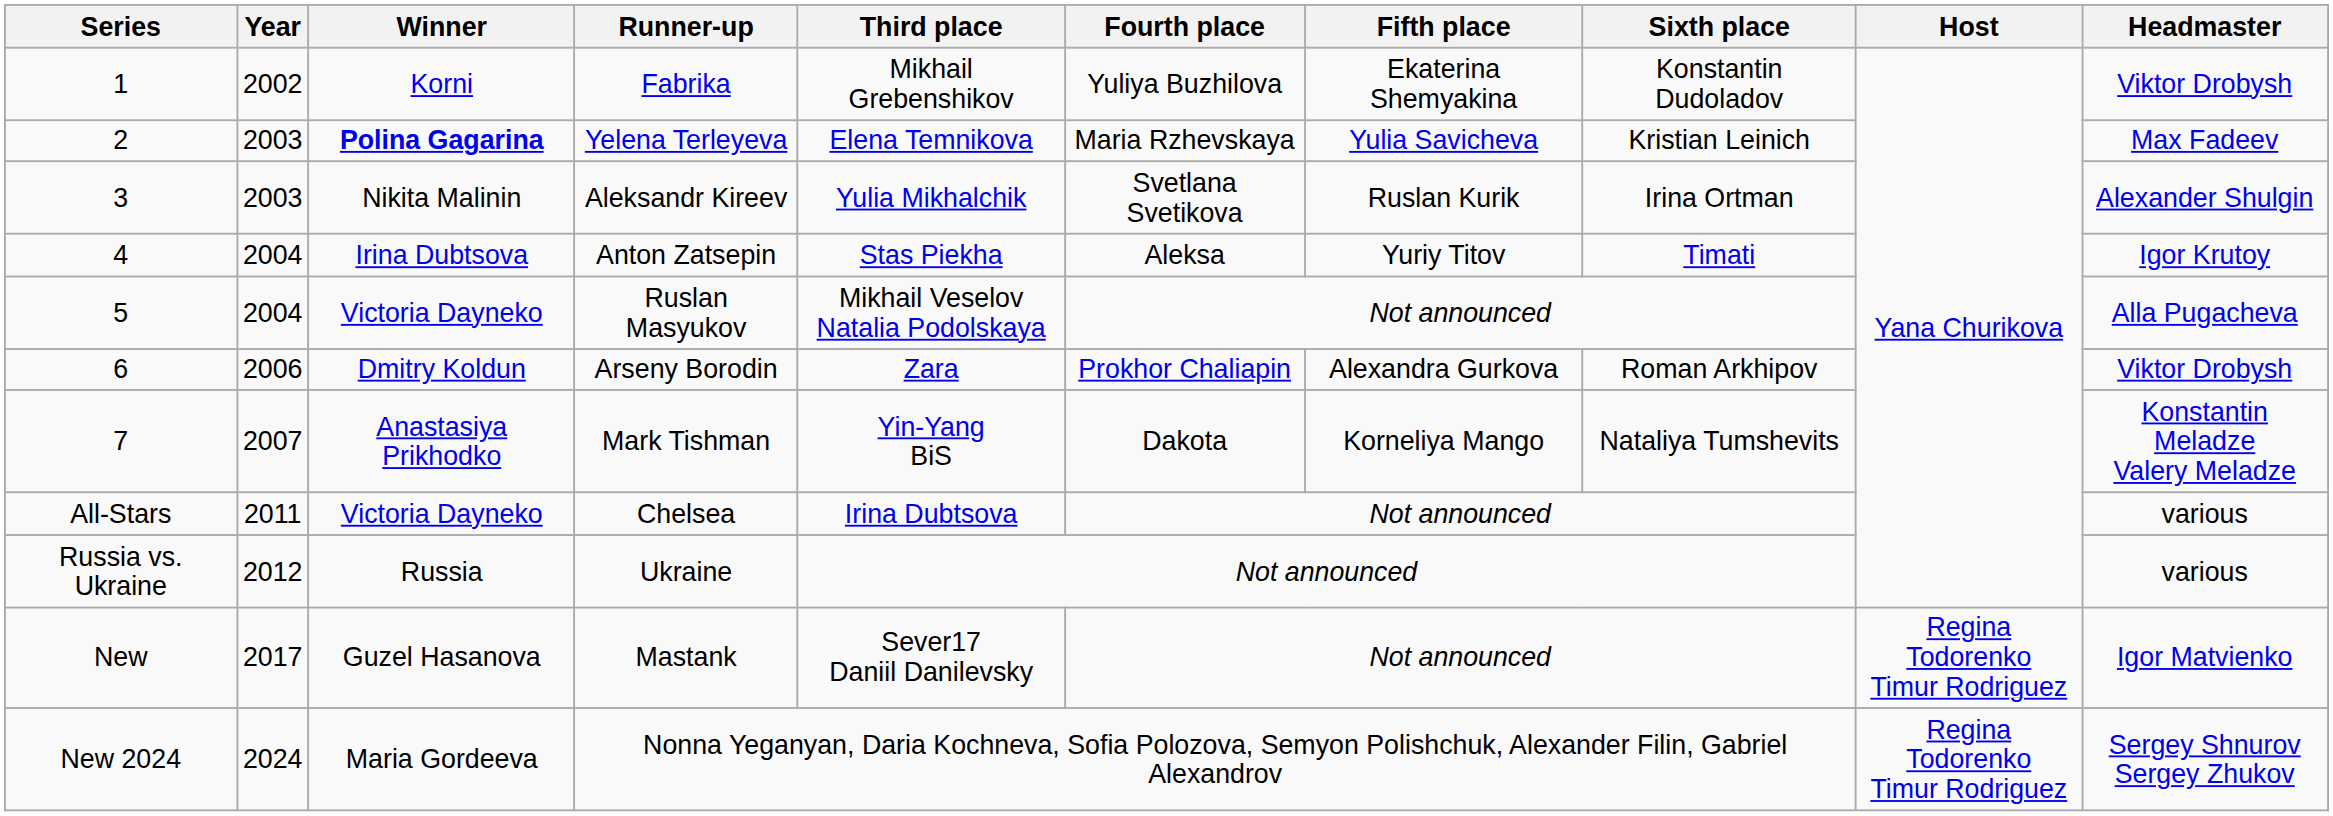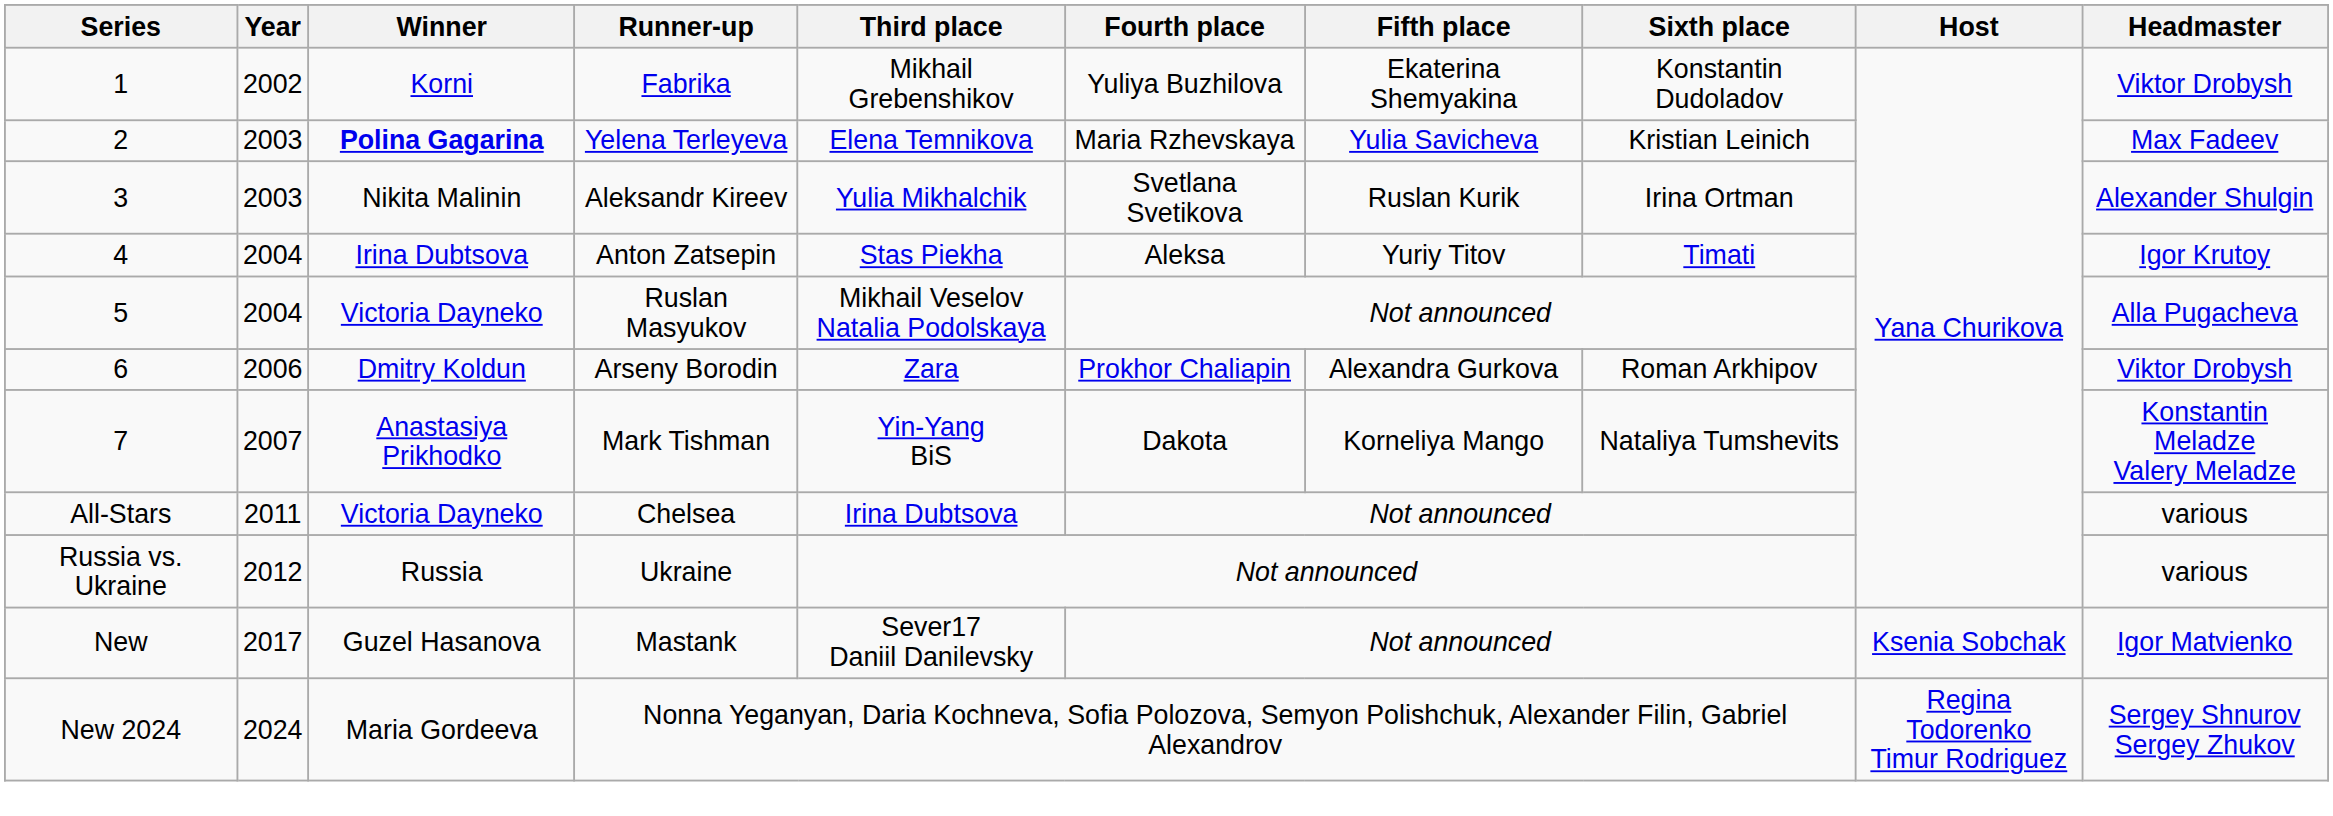(1969, 658) Regina Todorenko Timur Rodriguez -> (1969, 643) Ksenia Sobchak
